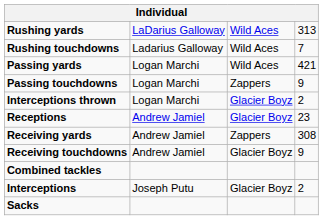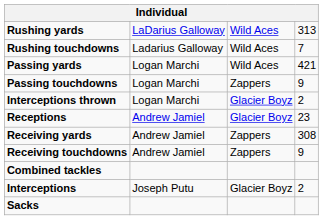(261, 153) Glacier Boyz -> (250, 153) Zappers
